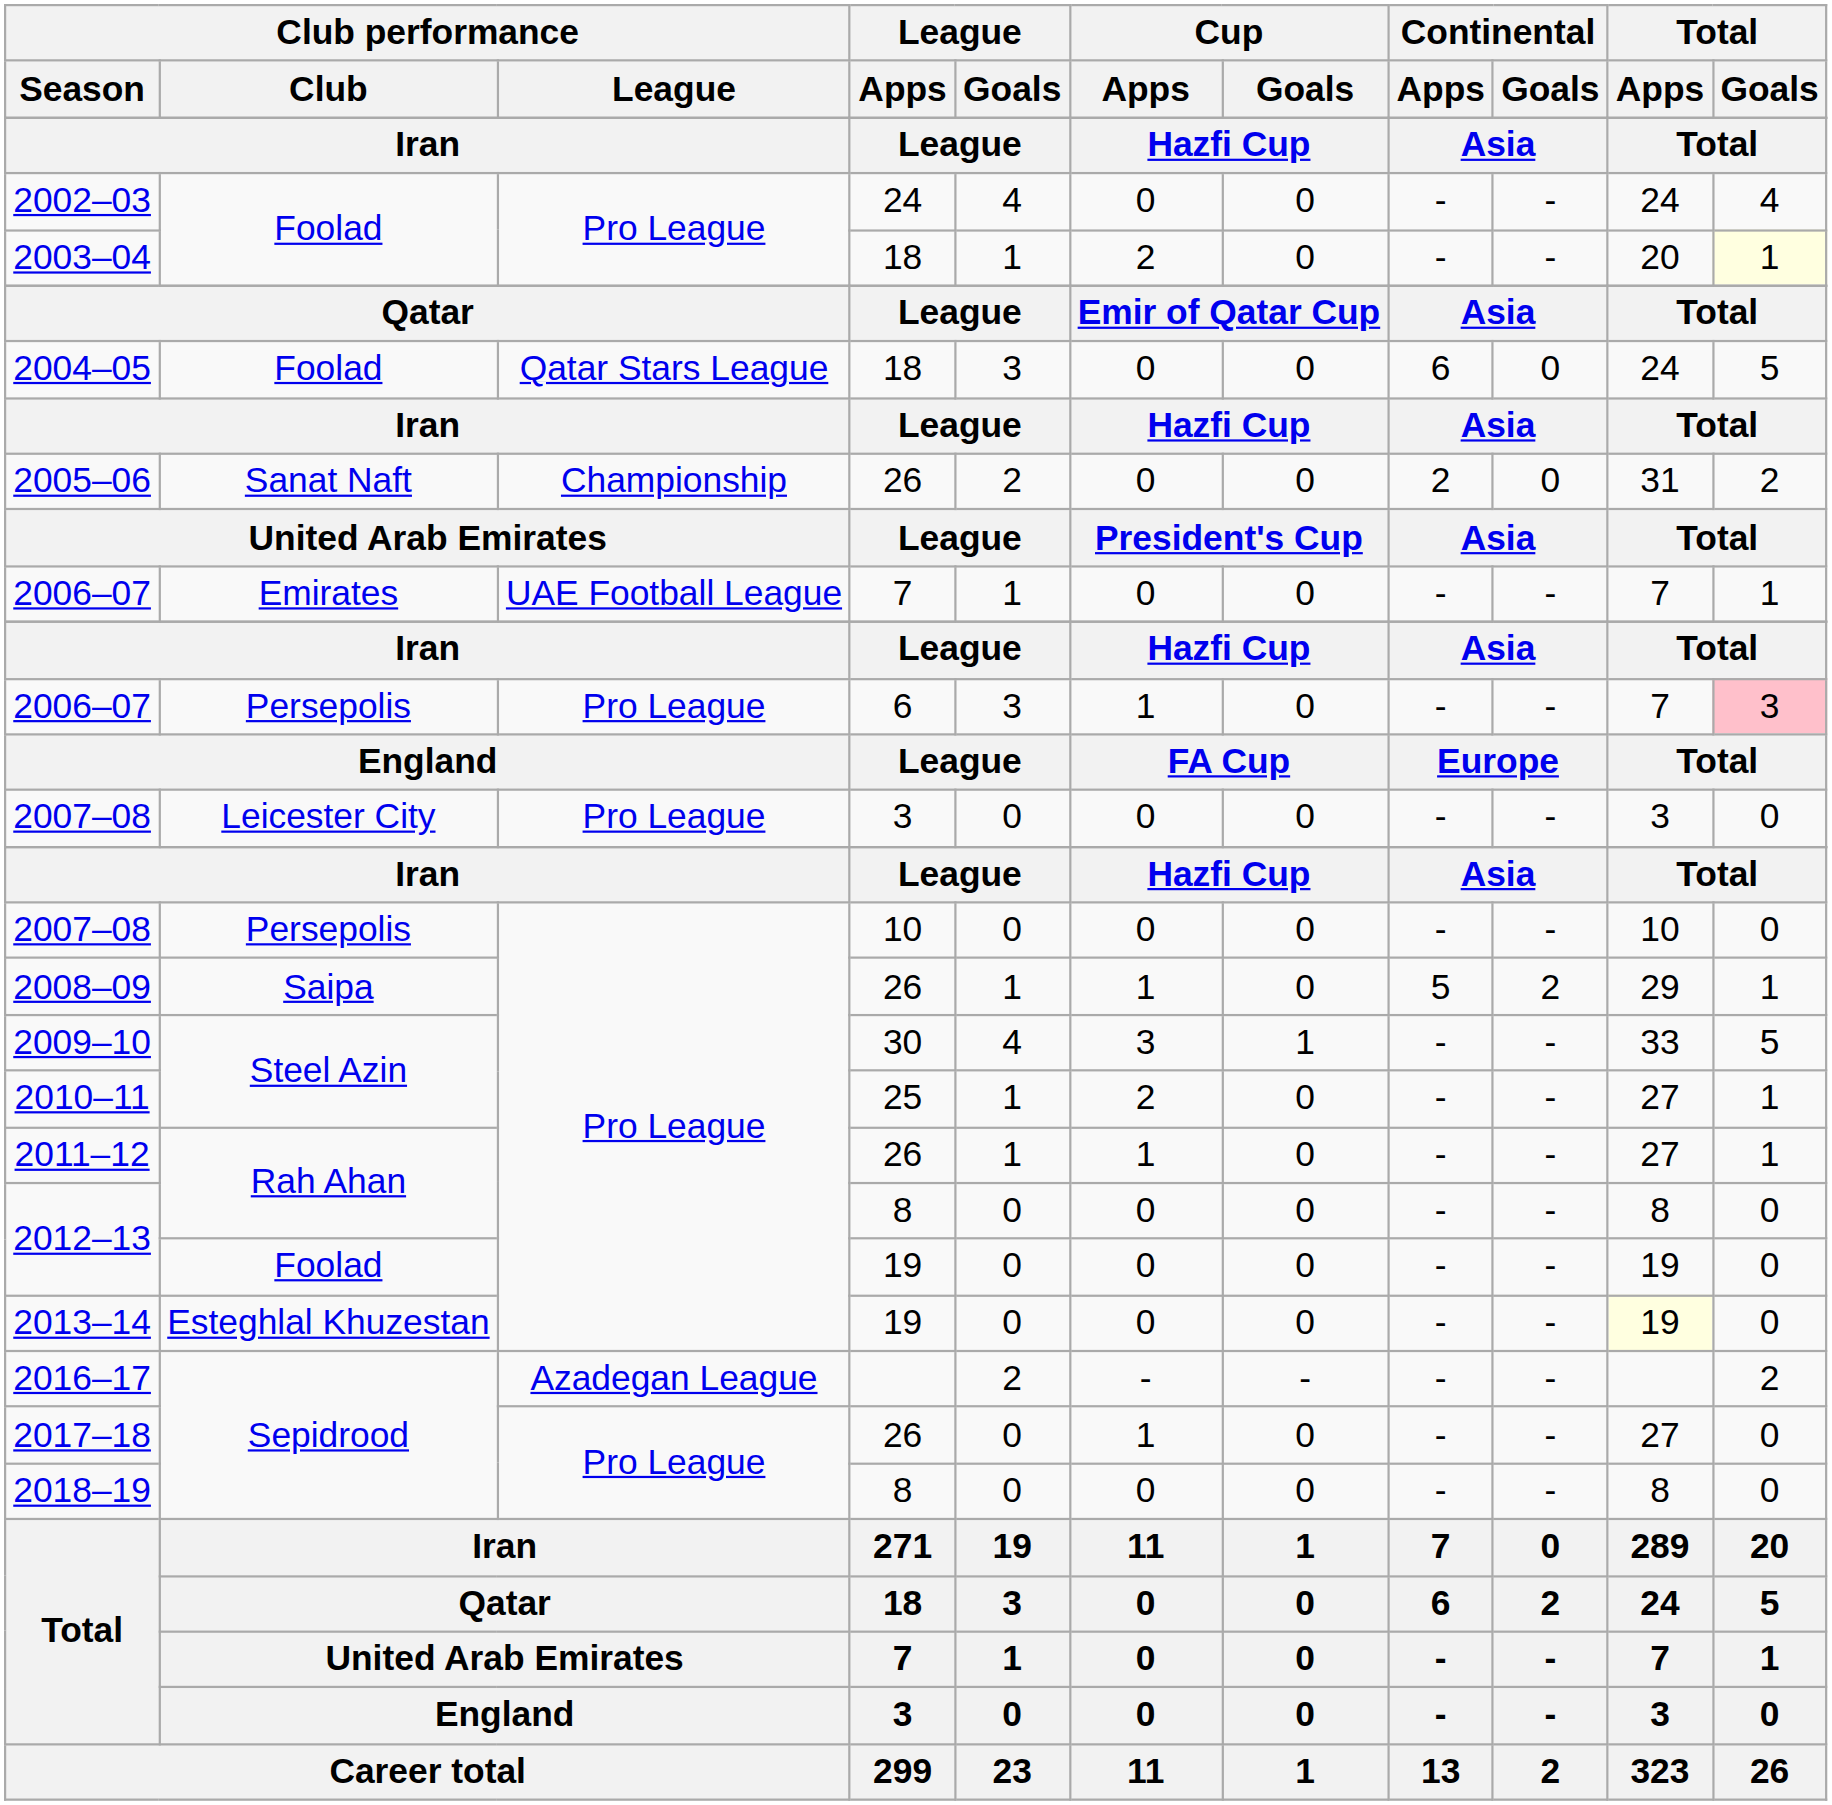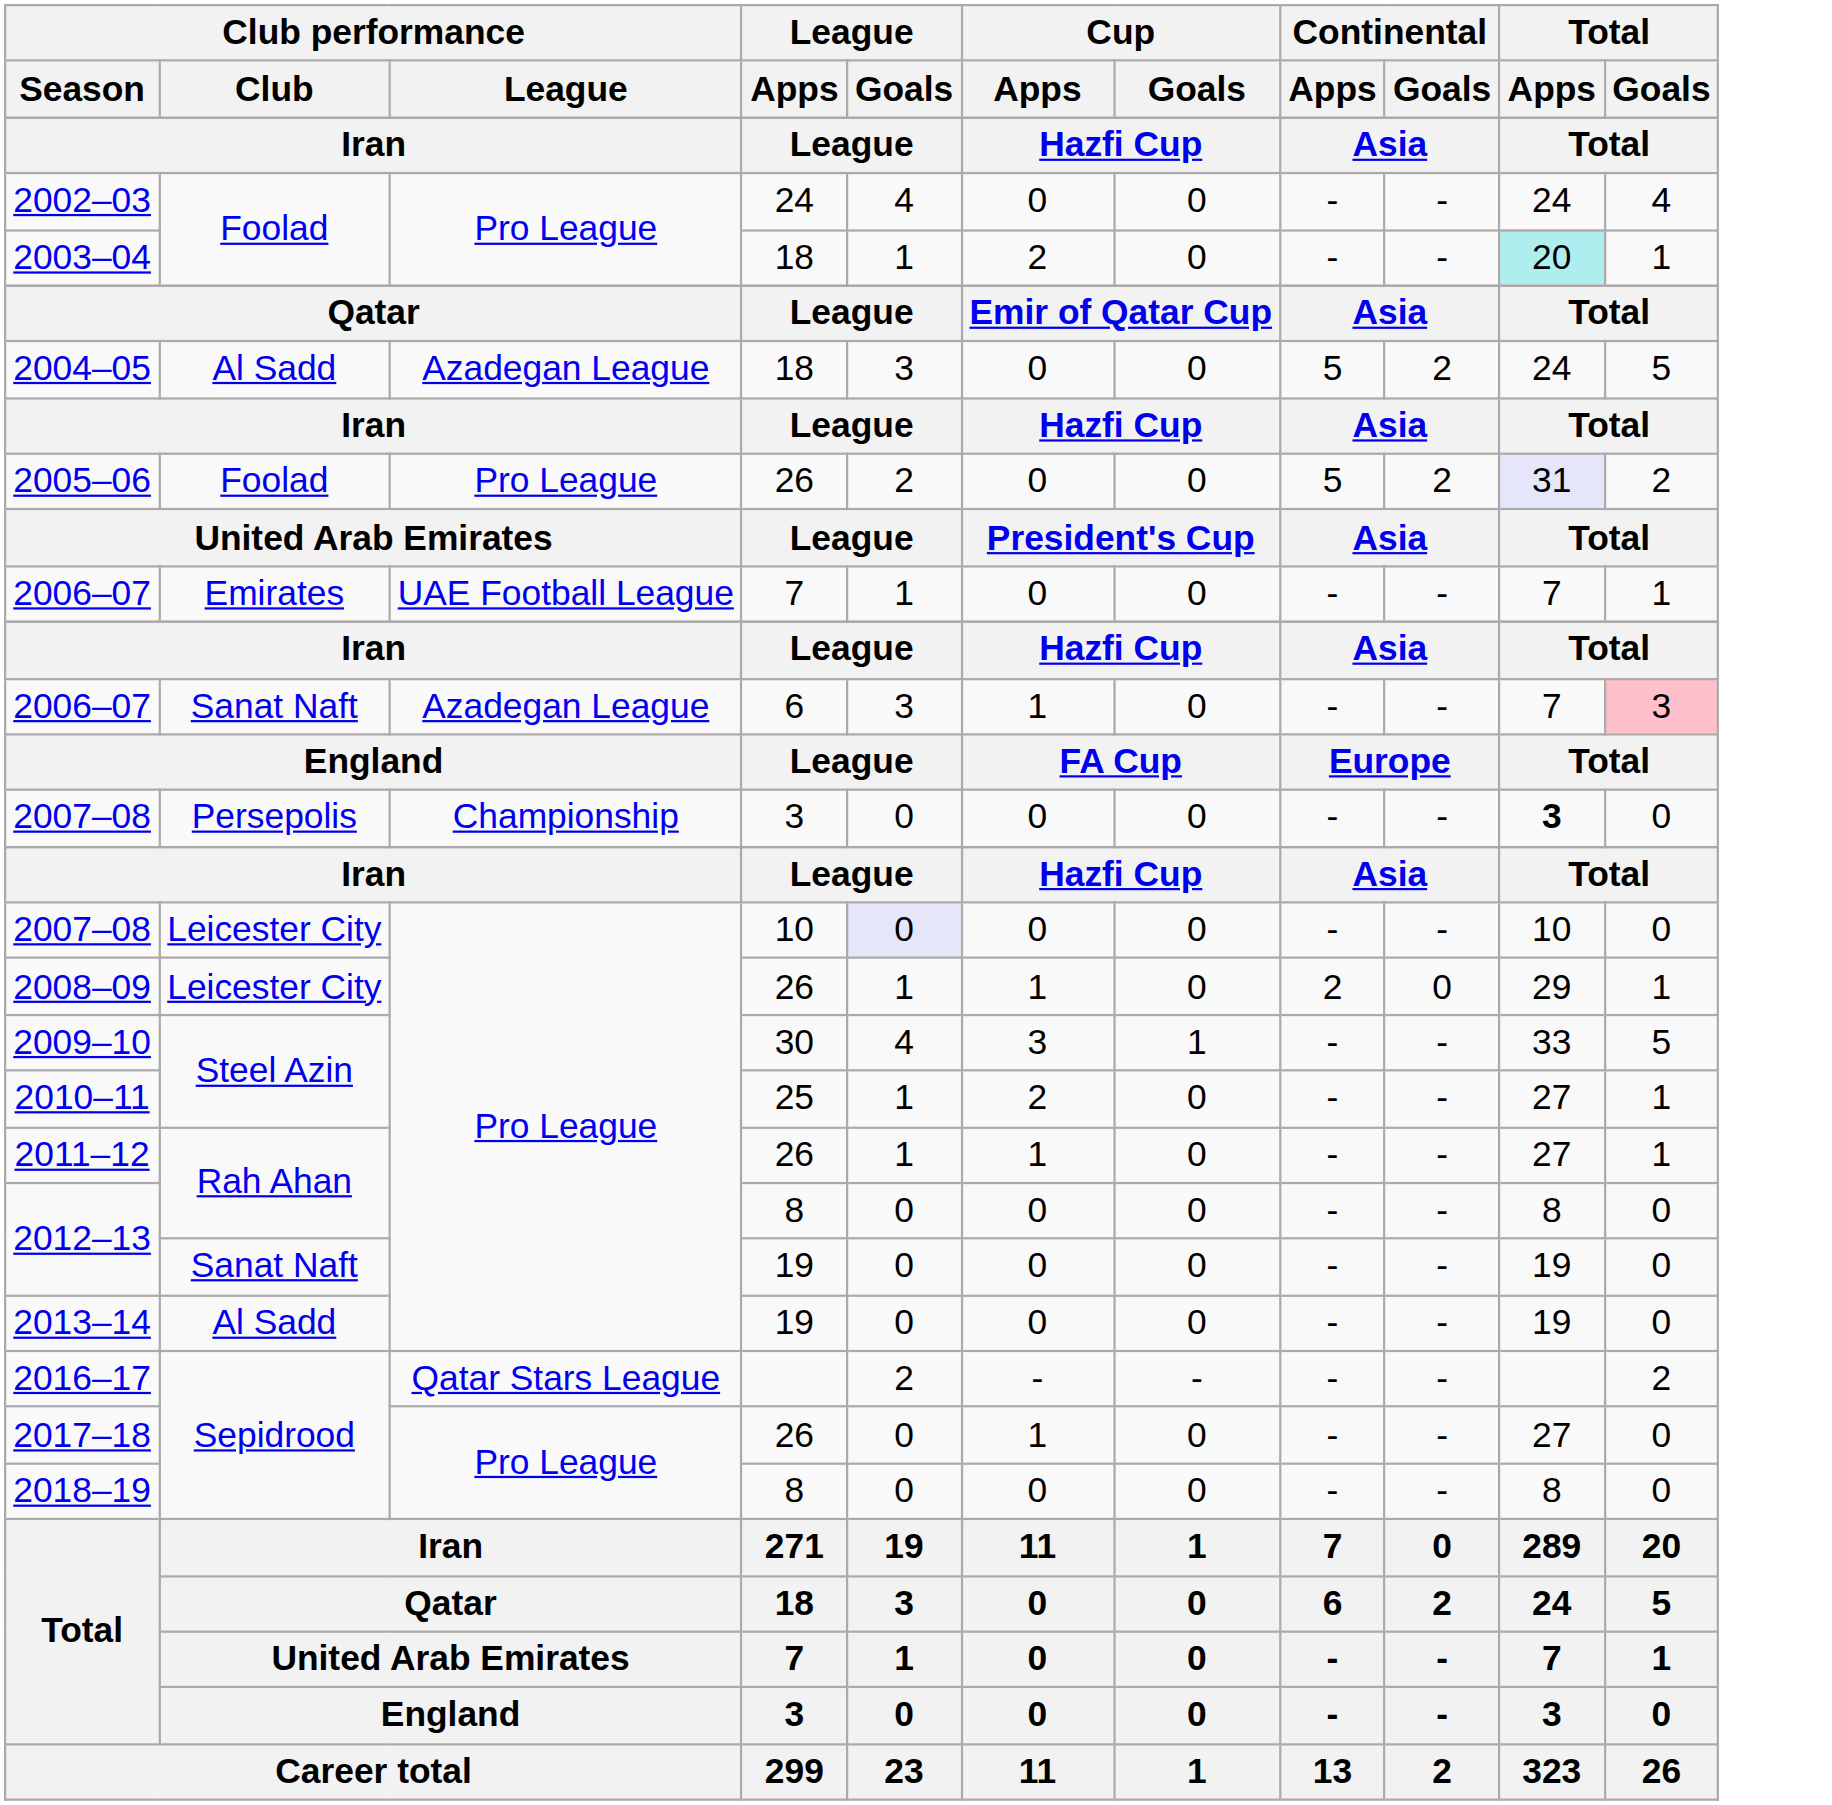(1660, 256) no background -> (1552, 256) paleturquoise background
(1770, 256) lightyellow background -> (1661, 256) no background
(328, 369) Foolad -> (274, 369) Al Sadd
(674, 369) Qatar Stars League -> (566, 369) Azadegan League
(1441, 369) 6 -> (1333, 369) 5
(1550, 369) 0 -> (1442, 369) 2
(328, 481) Sanat Naft -> (274, 481) Foolad
(674, 481) Championship -> (566, 481) Pro League
(1441, 481) 2 -> (1333, 481) 5
(1550, 481) 0 -> (1442, 481) 2
(1660, 481) no background -> (1552, 481) lavender background
(328, 705) Persepolis -> (274, 705) Sanat Naft
(674, 705) Pro League -> (566, 705) Azadegan League
(328, 817) Leicester City -> (274, 817) Persepolis
(674, 817) Pro League -> (566, 817) Championship
(1660, 817) normal -> (1552, 817) bold
(328, 929) Persepolis -> (274, 929) Leicester City
(1012, 929) no background -> (904, 929) lavender background
(328, 985) Saipa -> (274, 985) Leicester City
(1441, 985) 5 -> (1333, 985) 2
(1550, 985) 2 -> (1442, 985) 0
(328, 1266) Foolad -> (274, 1266) Sanat Naft
(328, 1322) Esteghlal Khuzestan -> (274, 1322) Al Sadd
(1660, 1322) lightyellow background -> (1552, 1322) no background
(674, 1378) Azadegan League -> (566, 1378) Qatar Stars League
